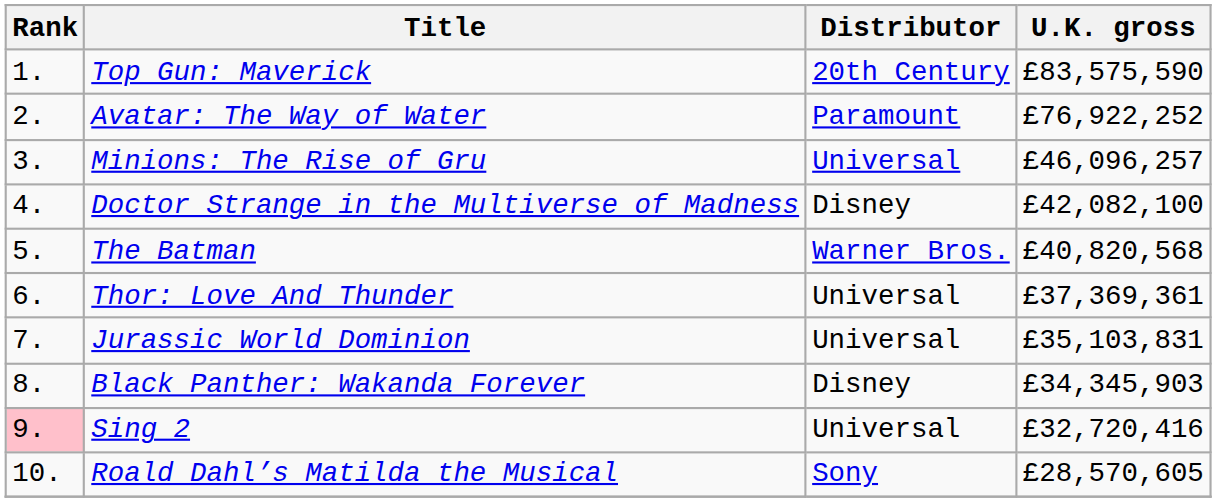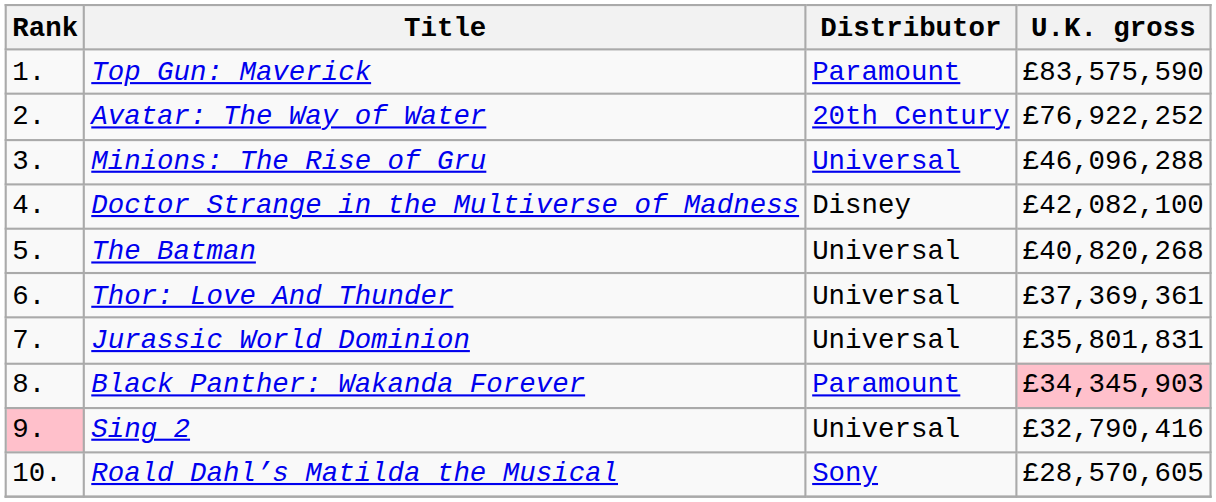(911, 72) 20th Century -> (886, 72) Paramount
(886, 117) Paramount -> (911, 117) 20th Century
(1113, 162) £46,096,257 -> (1113, 162) £46,096,288
(911, 251) Warner Bros. -> (886, 251) Universal
(1113, 251) £40,820,568 -> (1113, 251) £40,820,268
(1113, 340) £35,103,831 -> (1113, 340) £35,801,831
(862, 385) Disney -> (886, 385) Paramount
(1113, 385) no background -> (1113, 385) pink background
(1113, 430) £32,720,416 -> (1113, 430) £32,790,416
